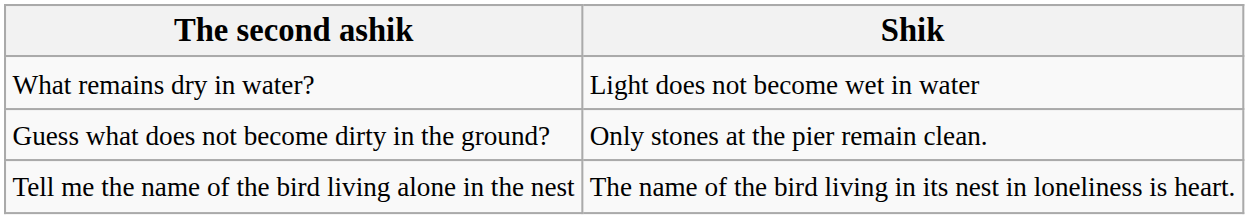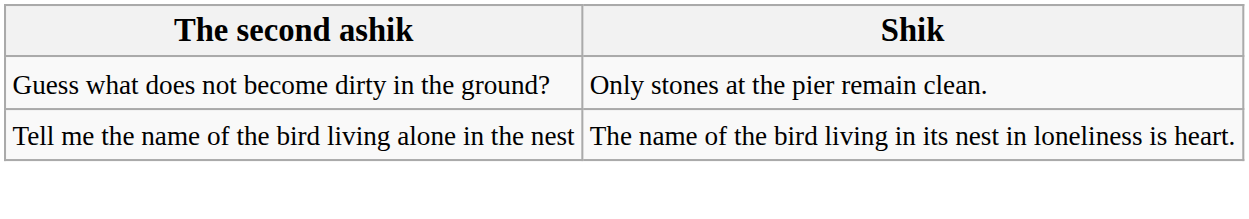- row: (164, 84)
